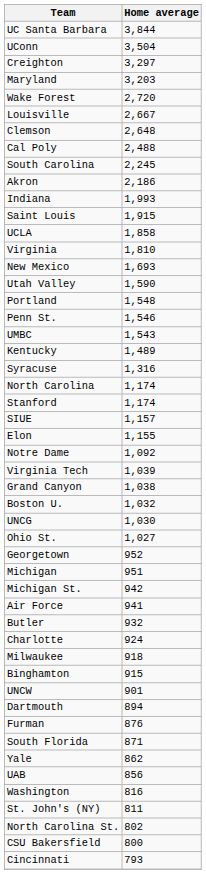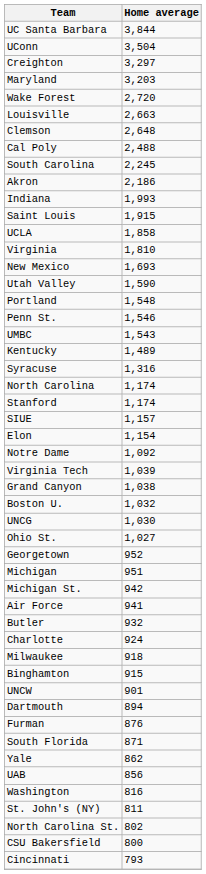(140, 115) 2,667 -> (140, 115) 2,663
(140, 437) 1,155 -> (140, 437) 1,154
